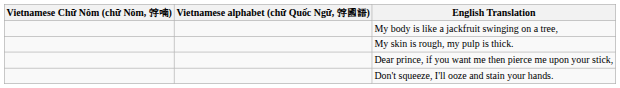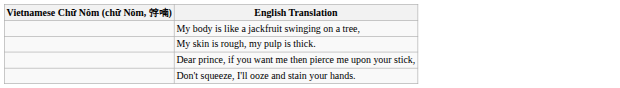- column: (273, 12)
